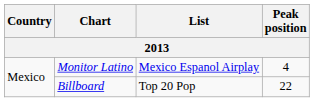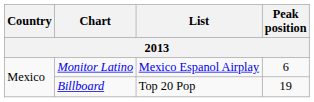(286, 67) 4 -> (286, 67) 6
(286, 86) 22 -> (286, 86) 19
